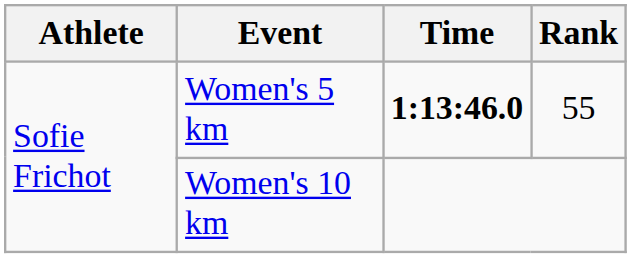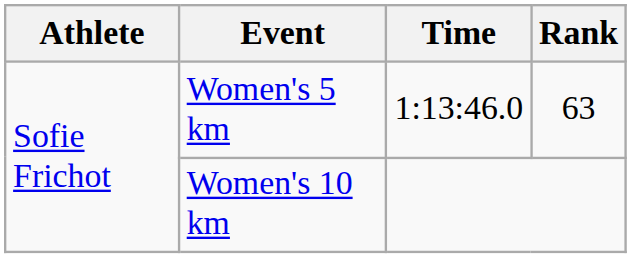(457, 108) bold -> (459, 108) normal
(579, 108) 55 -> (579, 108) 63
